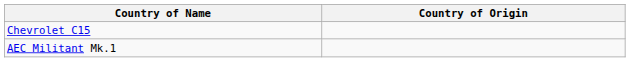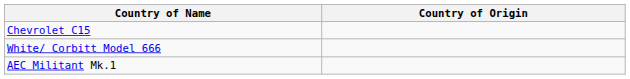+ row: (84, 48)
